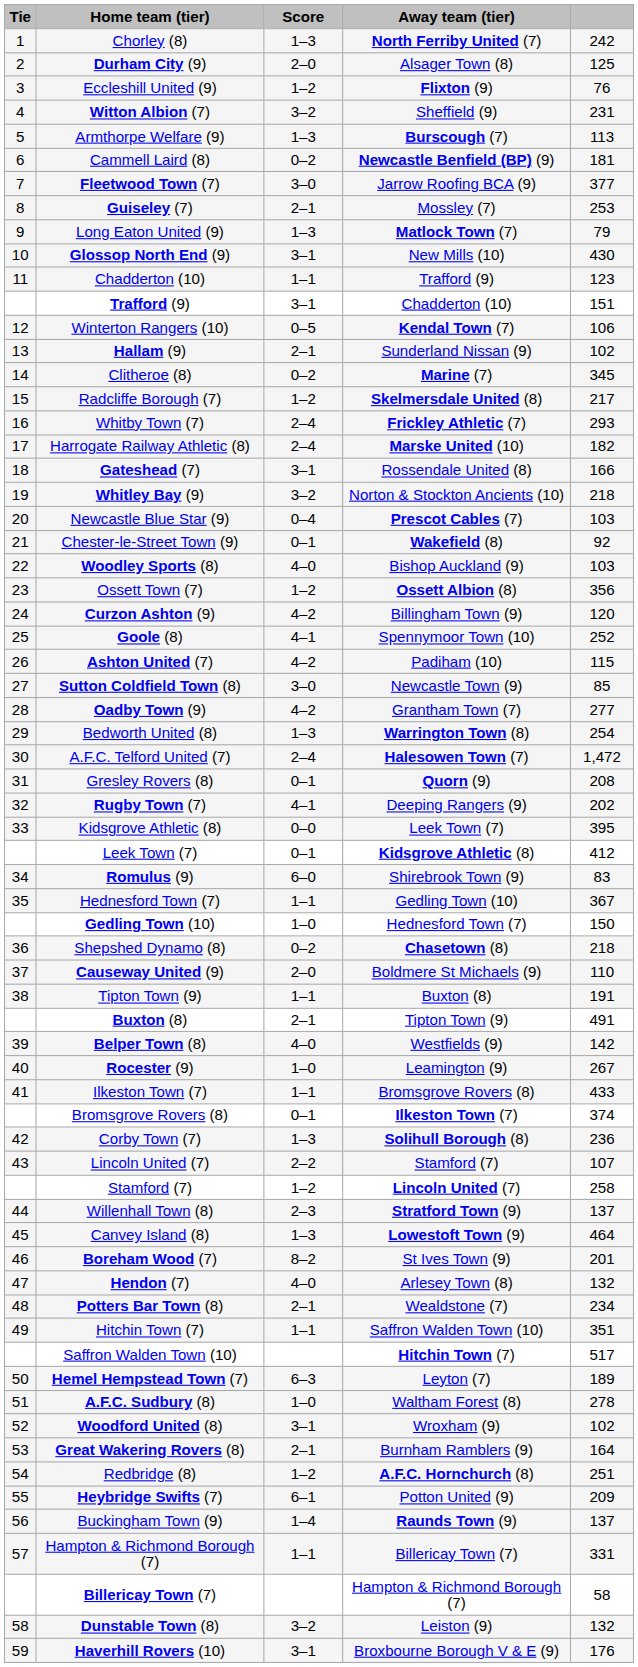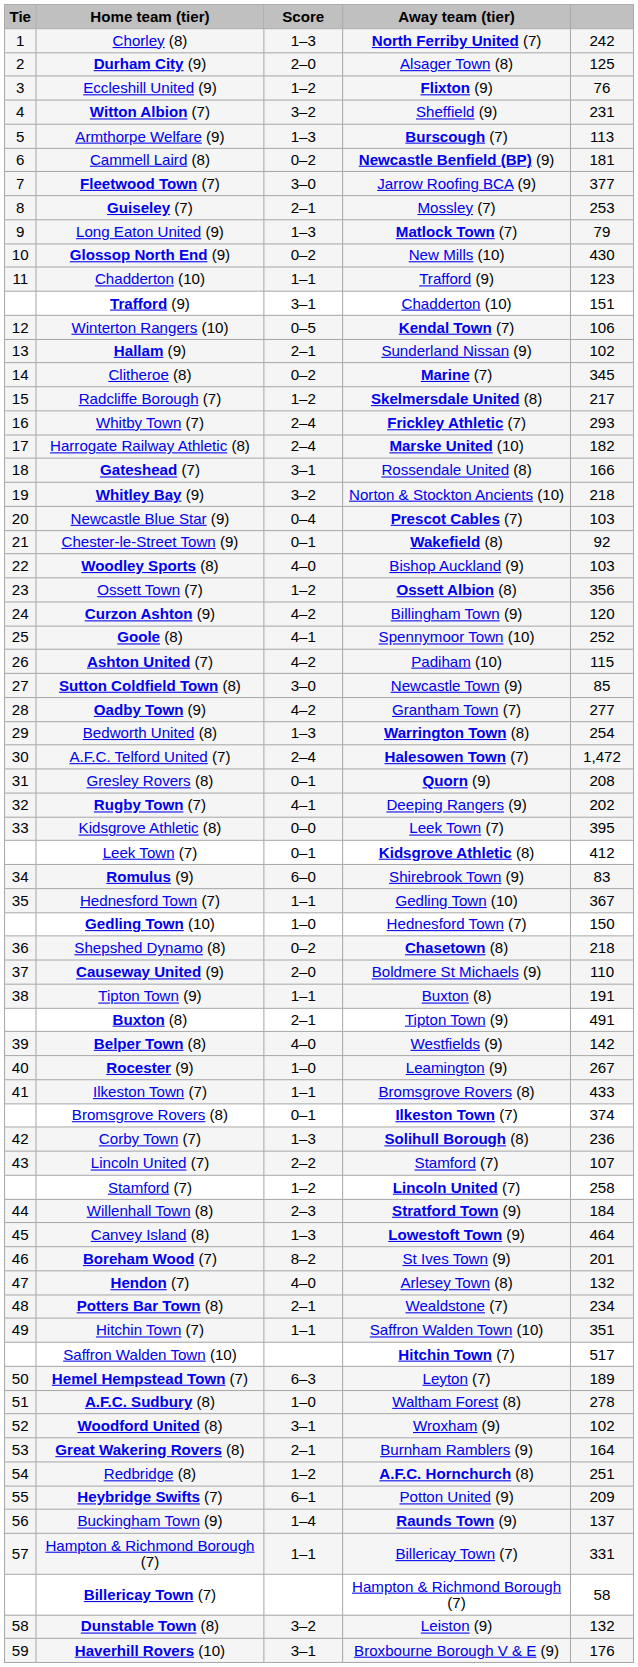(303, 256) 3–1 -> (303, 256) 0–2
(602, 1211) 137 -> (602, 1211) 184
